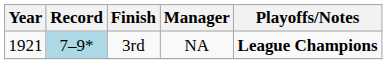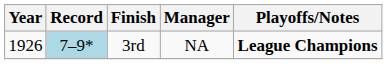(25, 44) 1921 -> (25, 44) 1926
